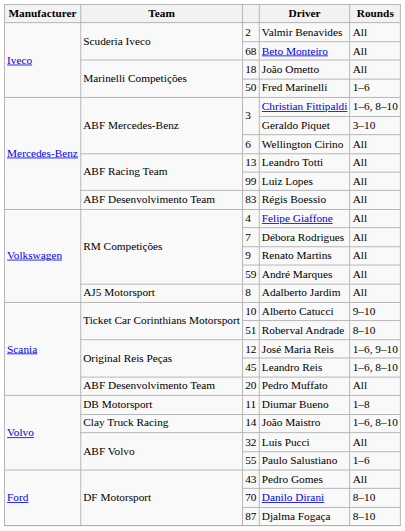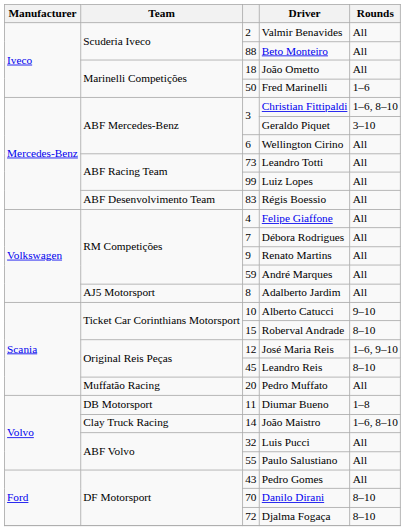(251, 50) 68 -> (251, 50) 88
(251, 162) 13 -> (251, 162) 73
(251, 329) 51 -> (251, 329) 15
(375, 367) 1–6, 8–10 -> (364, 367) 8–10
(149, 385) ABF Desenvolvimento Team -> (122, 385) Muffatão Racing
(361, 460) 1–6 -> (360, 460) All
(251, 516) 87 -> (251, 516) 72
